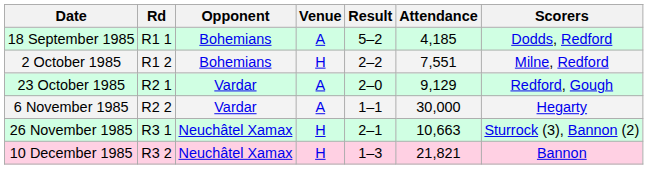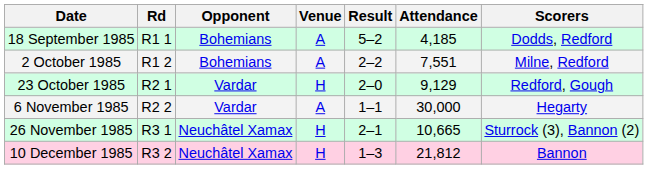(320, 62) H -> (320, 62) A
(320, 85) A -> (320, 85) H
(438, 130) 10,663 -> (438, 130) 10,665
(438, 153) 21,821 -> (438, 153) 21,812
